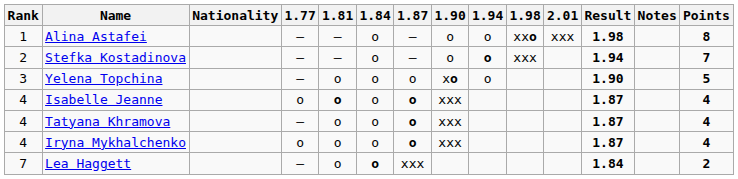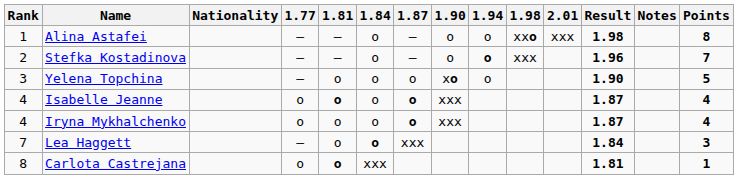(608, 57) 1.94 -> (608, 57) 1.96
- row: (108, 121)
(706, 163) 2 -> (706, 142) 3
+ row: (116, 163)
